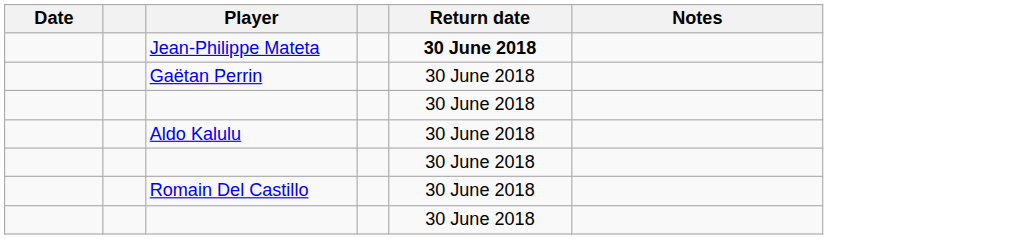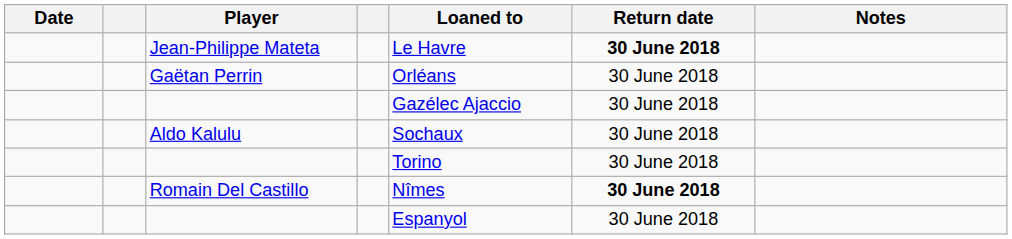+ column: (480, 18)
(480, 190) normal -> (663, 190) bold
